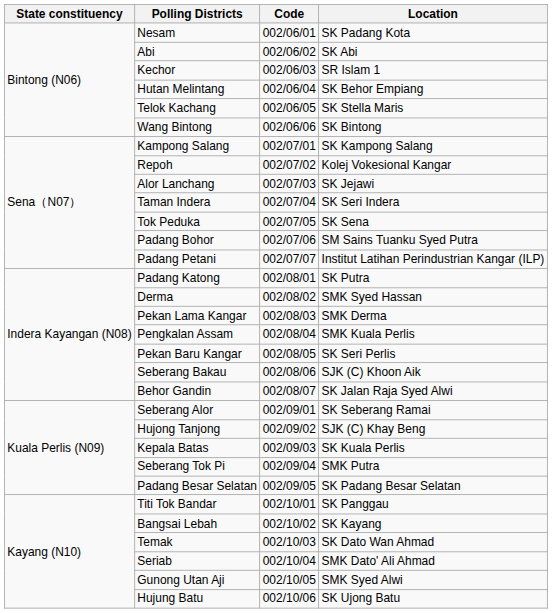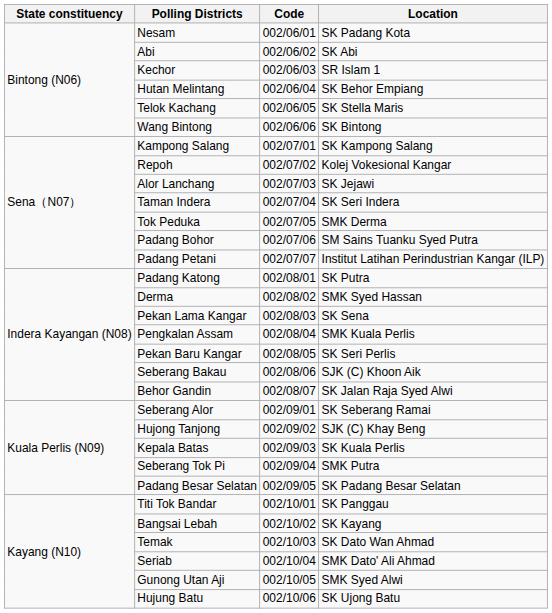(345, 221) SK Sena -> (354, 221) SMK Derma
(354, 315) SMK Derma -> (345, 315) SK Sena
